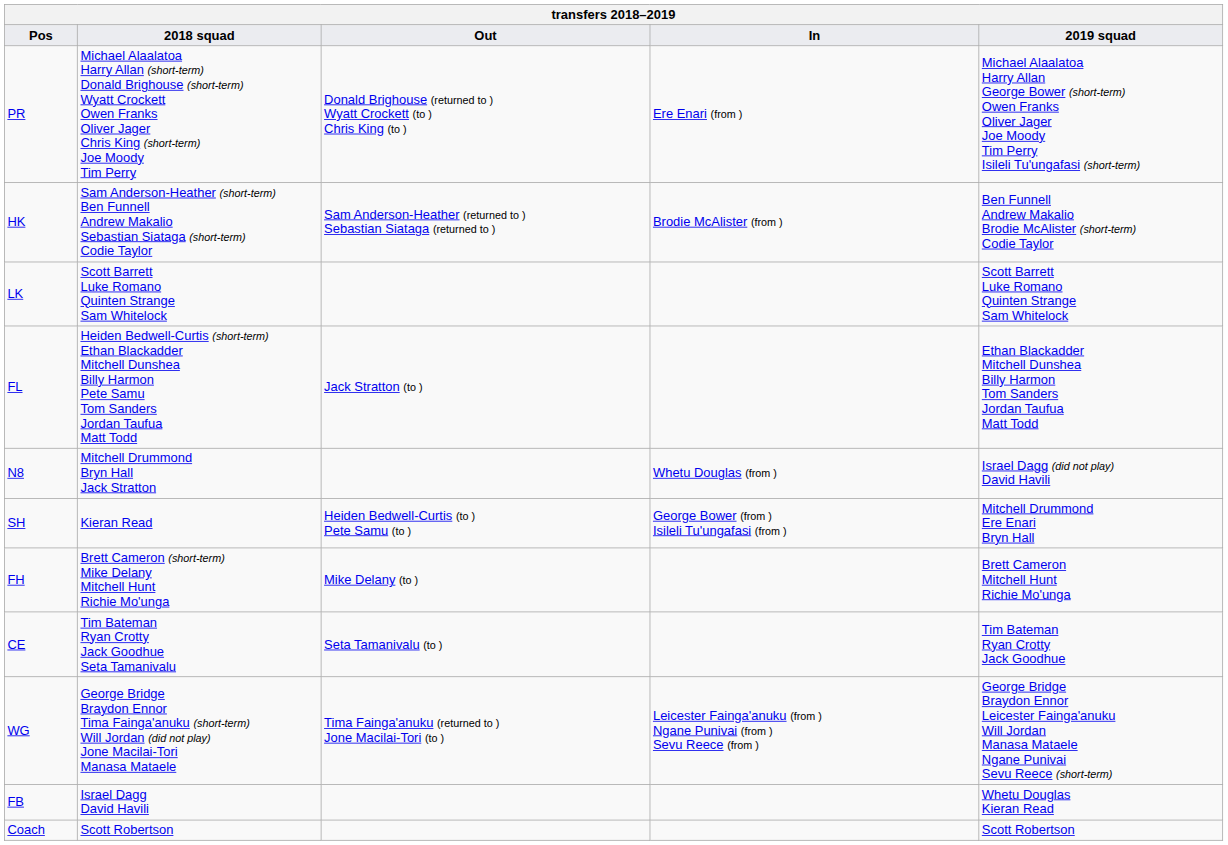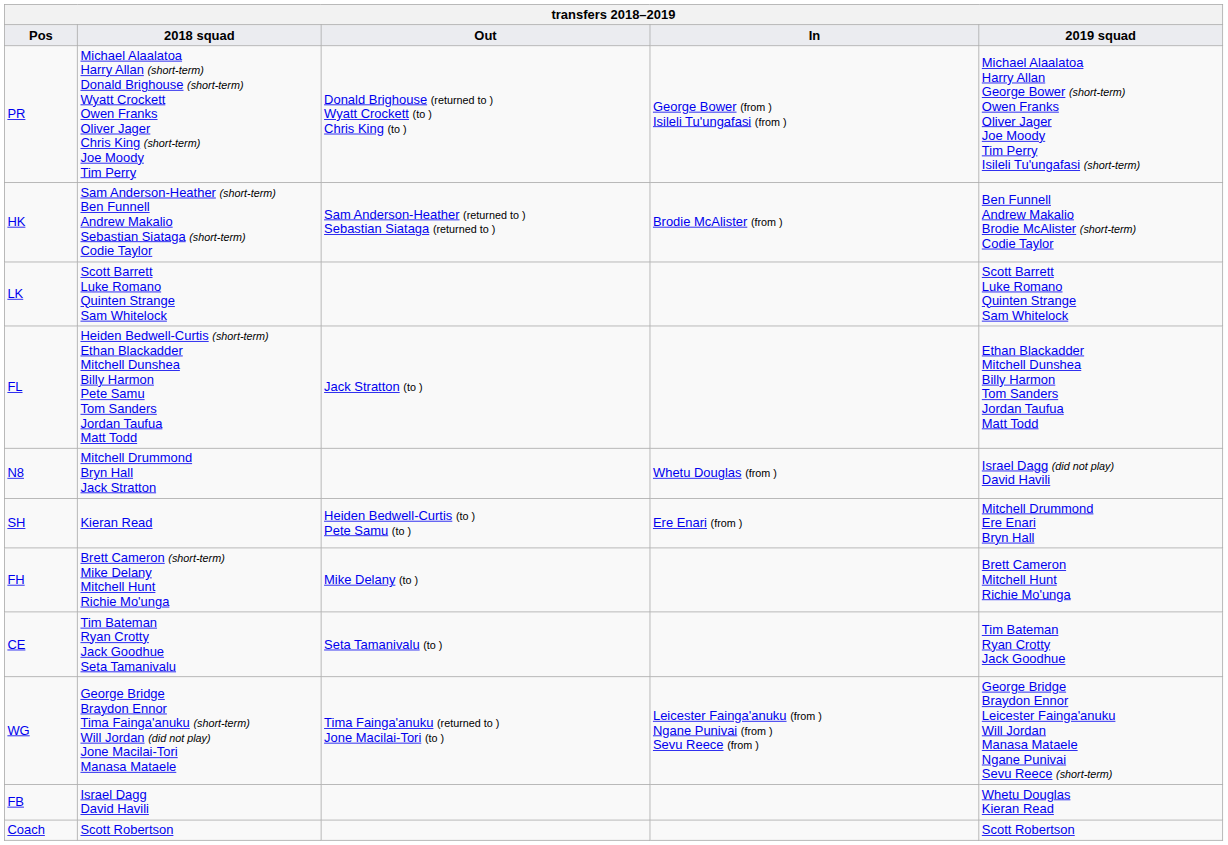(698, 114) Ere Enari (from ) -> (720, 114) George Bower (from ) Isileli Tu'ungafasi (from )
(720, 523) George Bower (from ) Isileli Tu'ungafasi (from ) -> (698, 523) Ere Enari (from )
